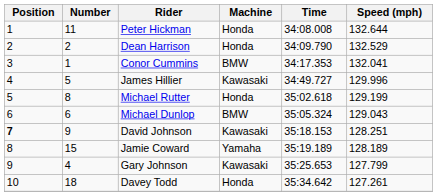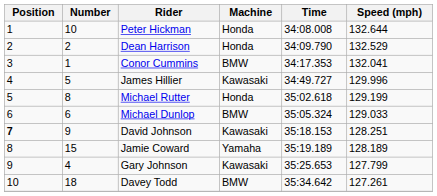(70, 30) 11 -> (71, 30) 10
(368, 115) 129.043 -> (368, 115) 129.033
(238, 183) Honda -> (235, 183) BMW
